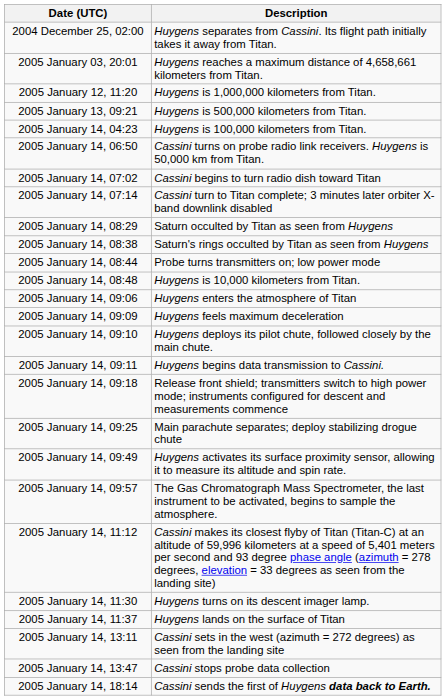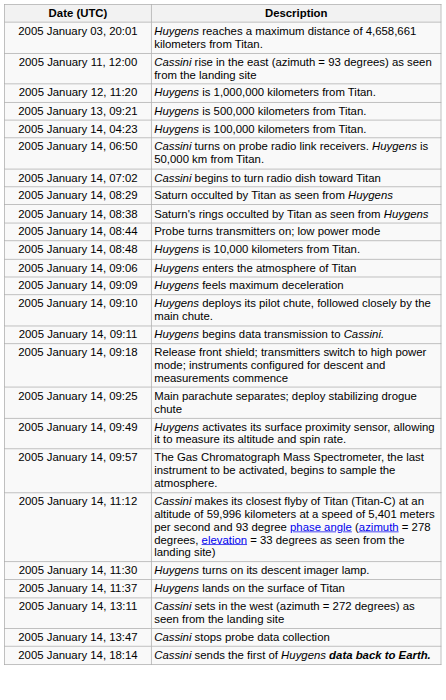- row: (78, 31)
+ row: (78, 62)
- row: (78, 195)
